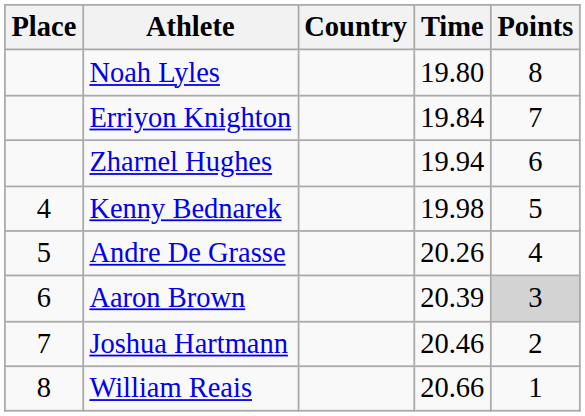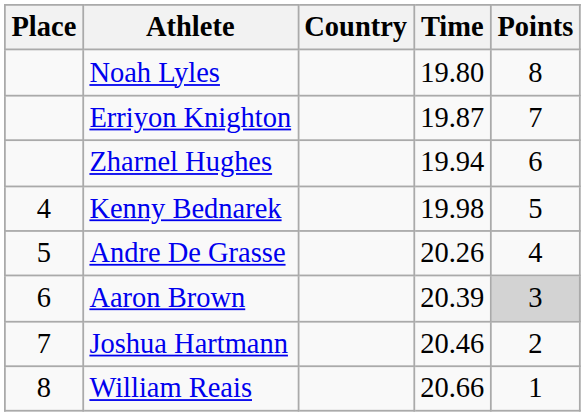(452, 117) 19.84 -> (452, 117) 19.87
